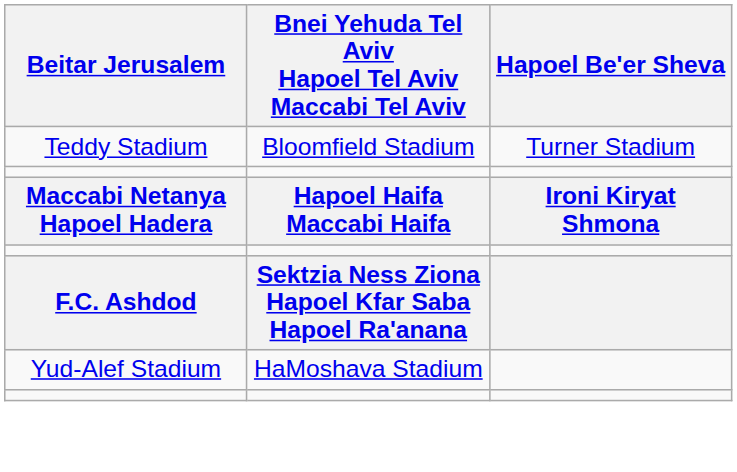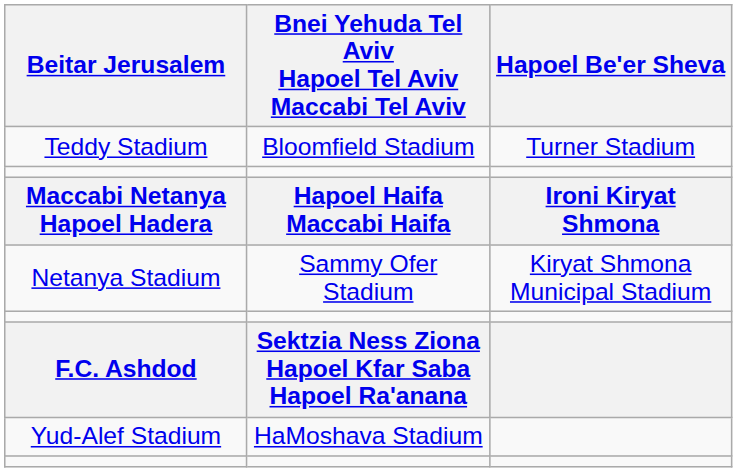+ row: (126, 277)
